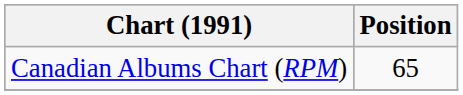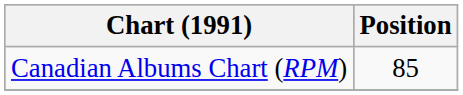(406, 68) 65 -> (406, 68) 85
